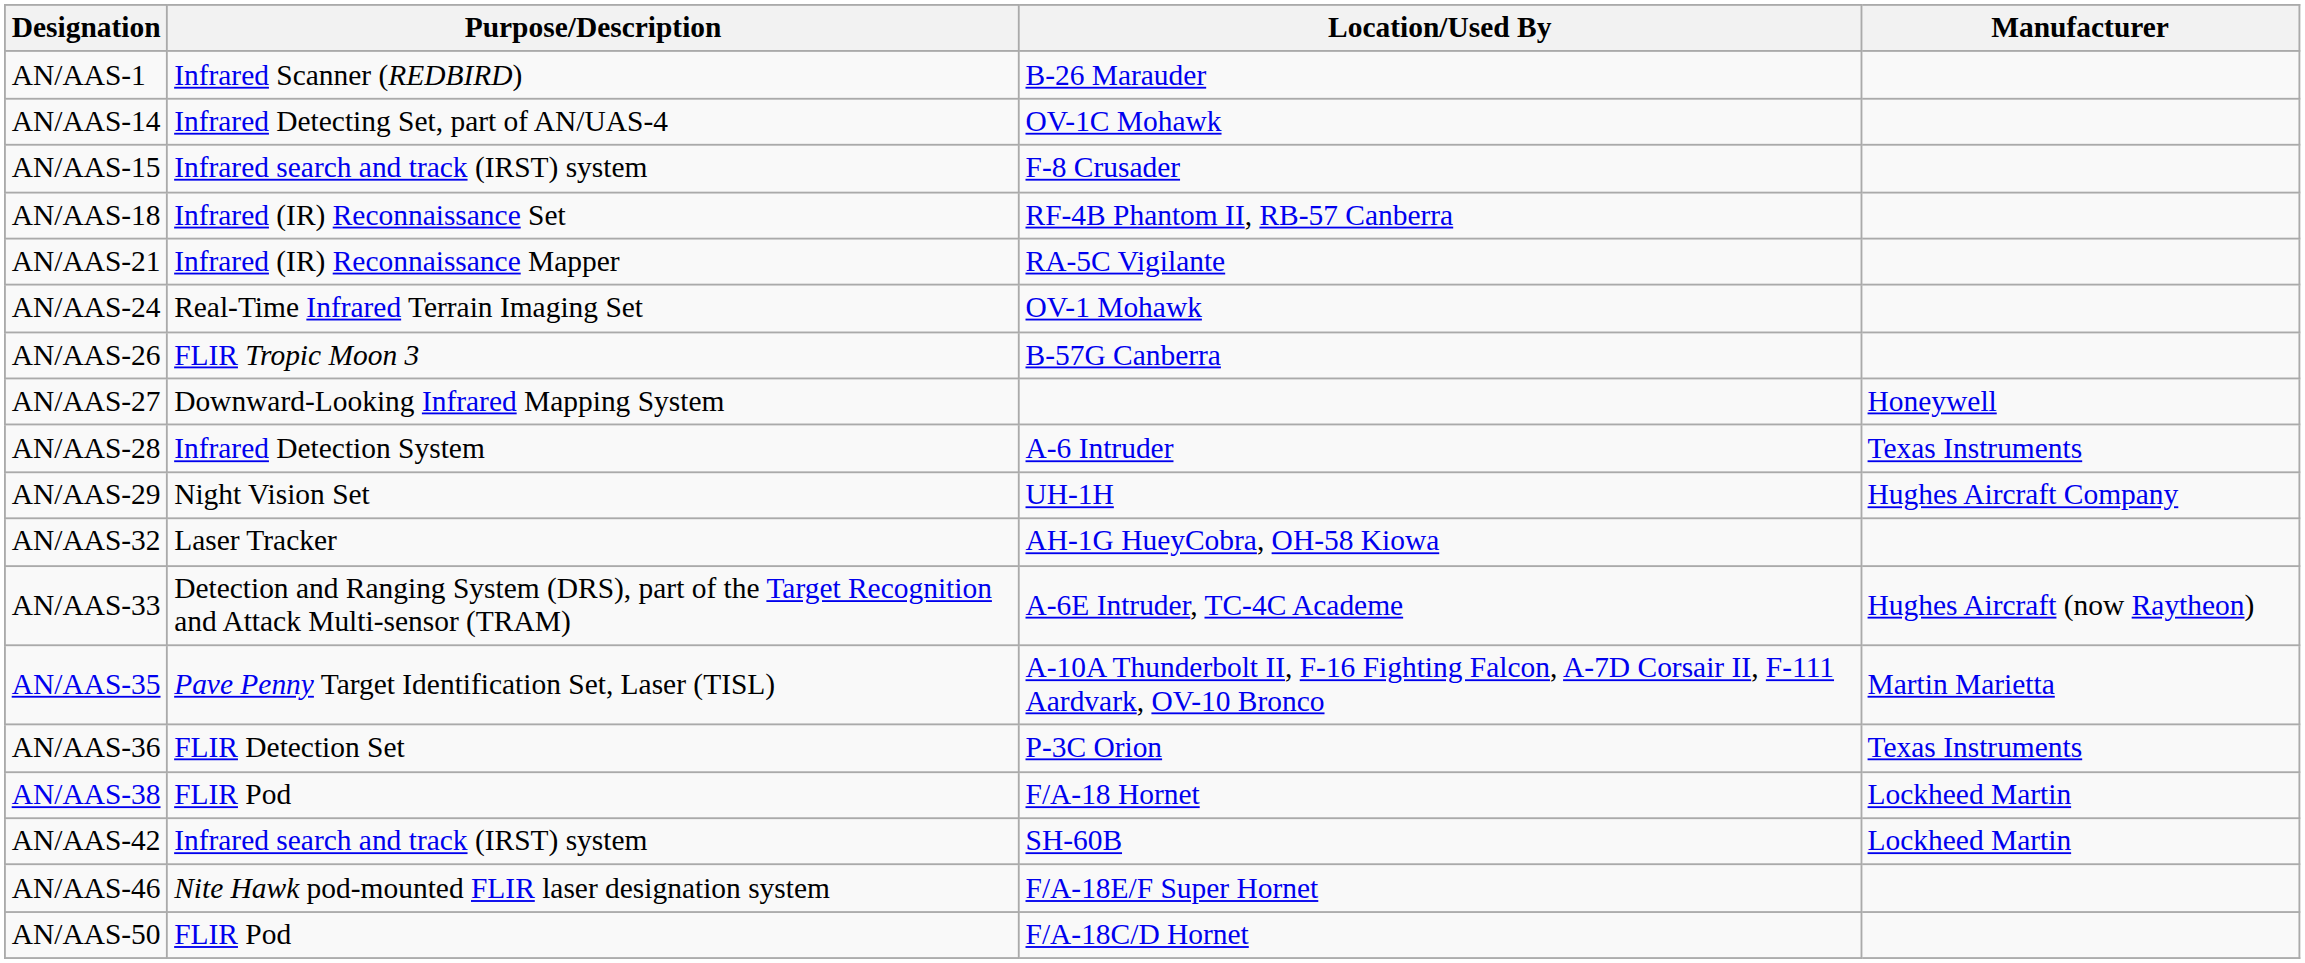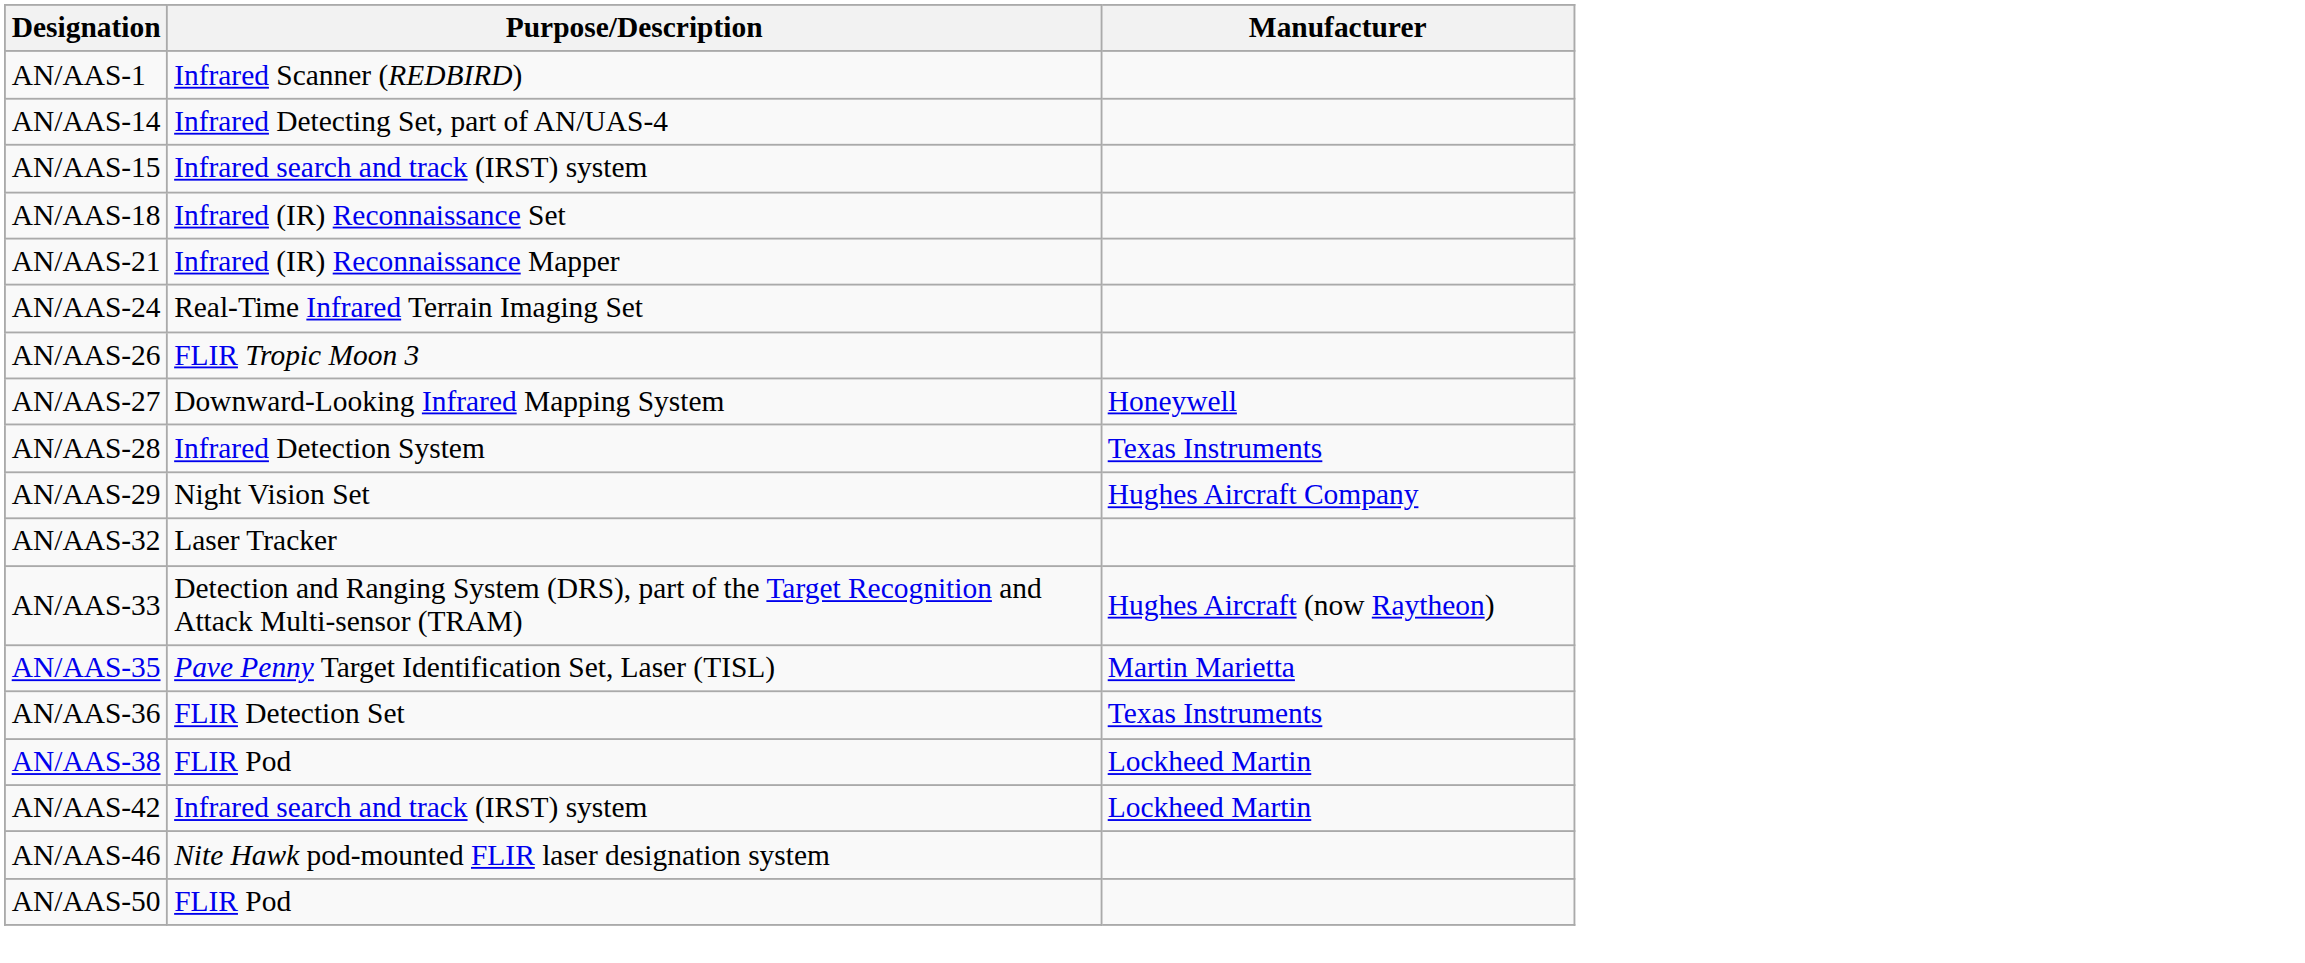- column: (1440, 27)
